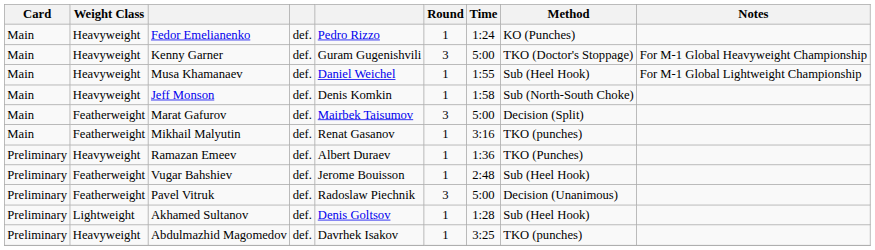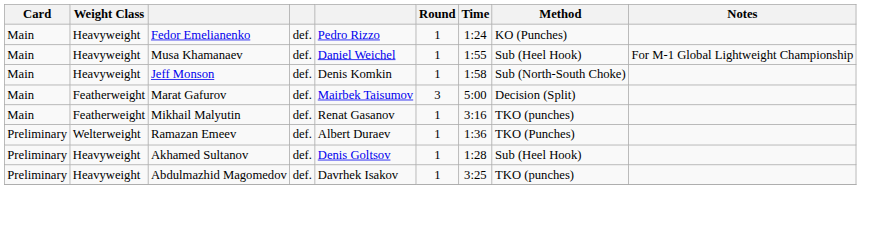- row: (187, 54)
(107, 154) Heavyweight -> (107, 134) Welterweight
- row: (191, 174)
- row: (183, 194)
(104, 214) Lightweight -> (107, 154) Heavyweight
